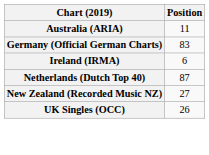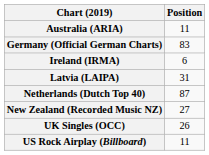+ row: (84, 77)
+ row: (84, 142)
